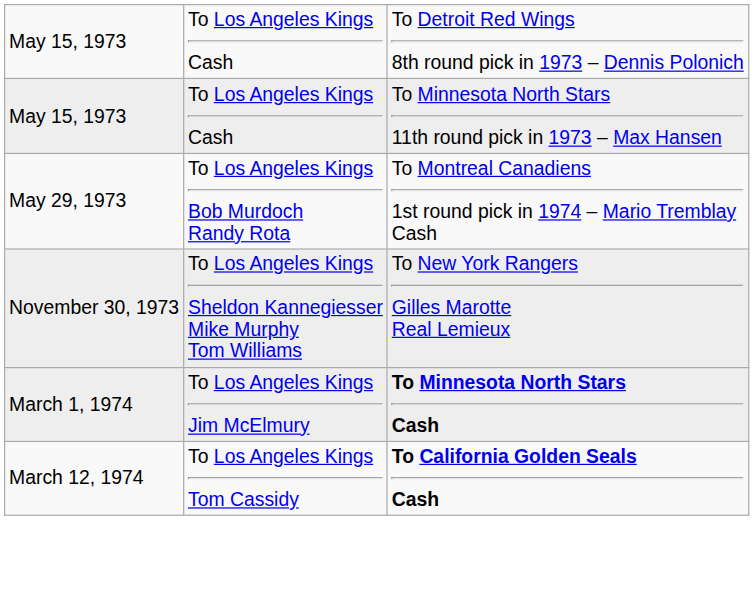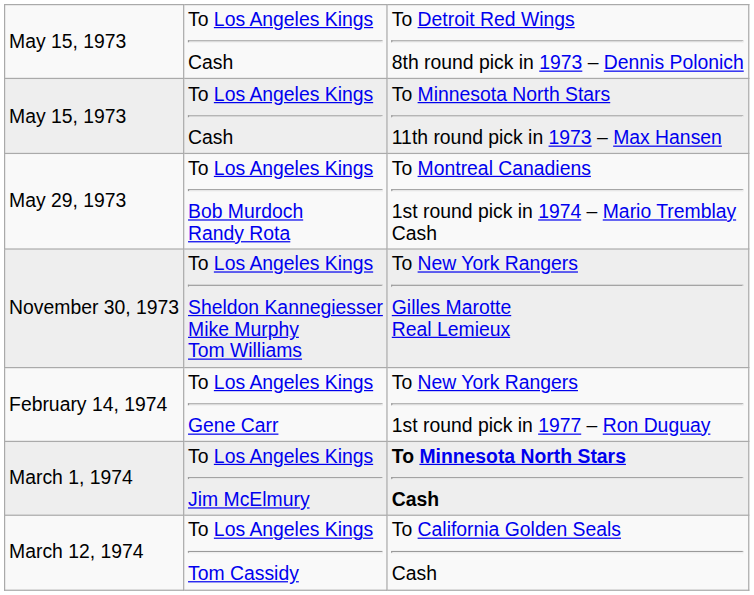+ row: (88, 404)
(568, 478) bold -> (568, 552) normal
